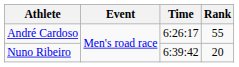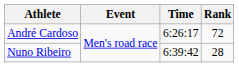(218, 33) 55 -> (218, 33) 72
(218, 52) 20 -> (218, 52) 28
